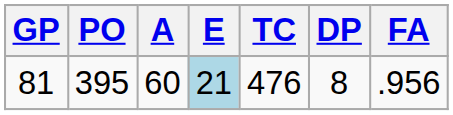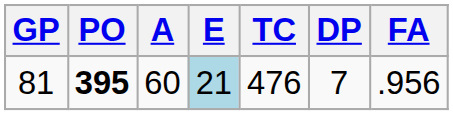(102, 82) normal -> (102, 82) bold
(339, 82) 8 -> (339, 82) 7
